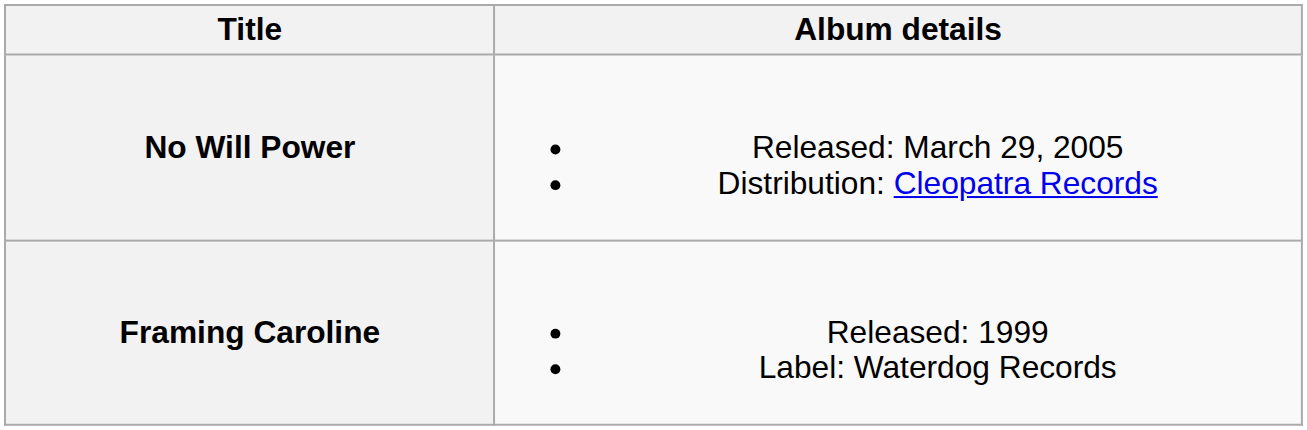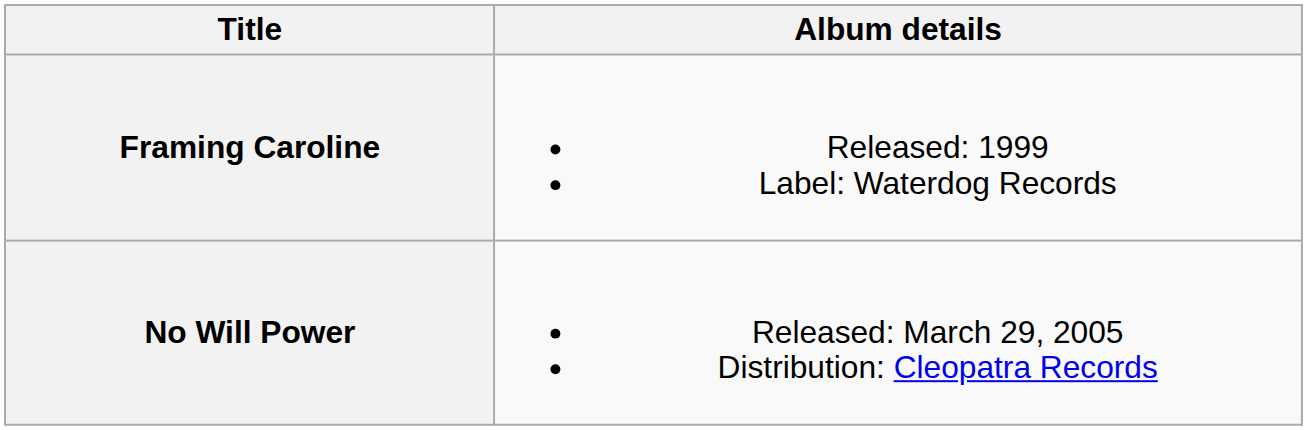rows swapped: (250, 332) <-> (250, 147)
